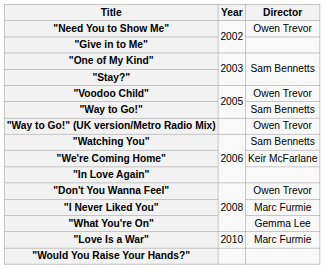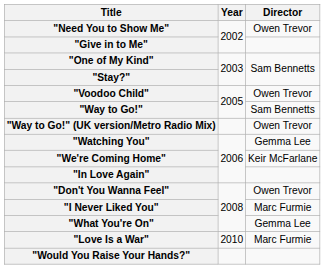(283, 142) Sam Bennetts -> (283, 142) Gemma Lee
